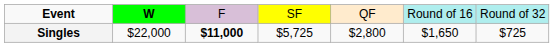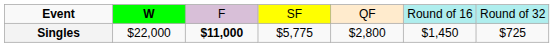(294, 33) $5,725 -> (294, 33) $5,775
(440, 33) $1,650 -> (440, 33) $1,450
